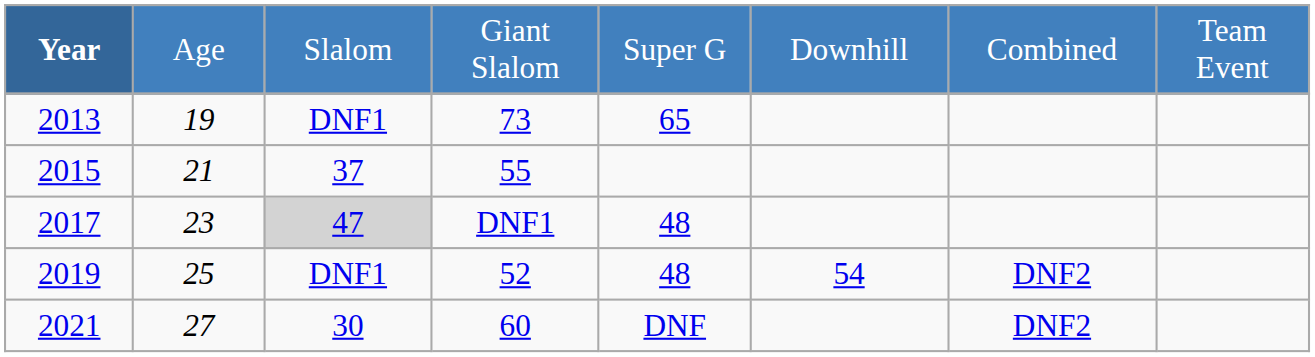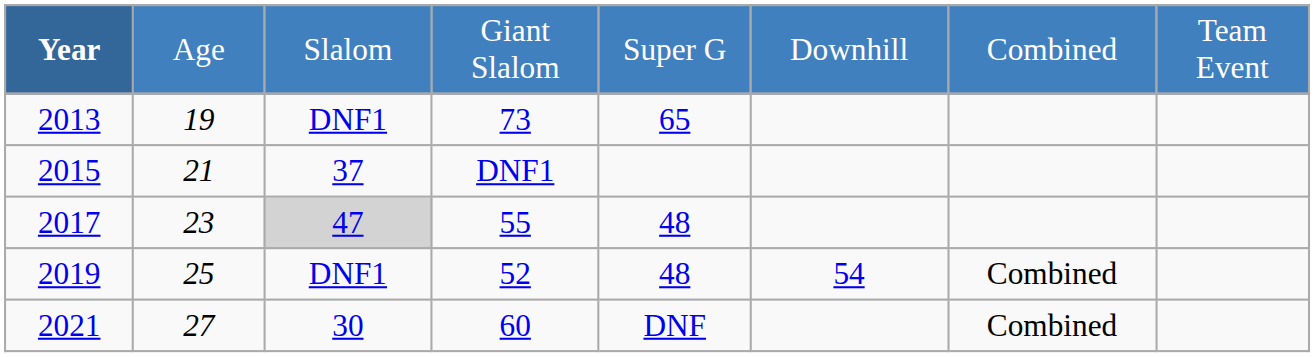(515, 170) 55 -> (515, 170) DNF1
(515, 222) DNF1 -> (515, 222) 55
(1052, 274) DNF2 -> (1052, 274) Combined
(1052, 325) DNF2 -> (1052, 325) Combined
